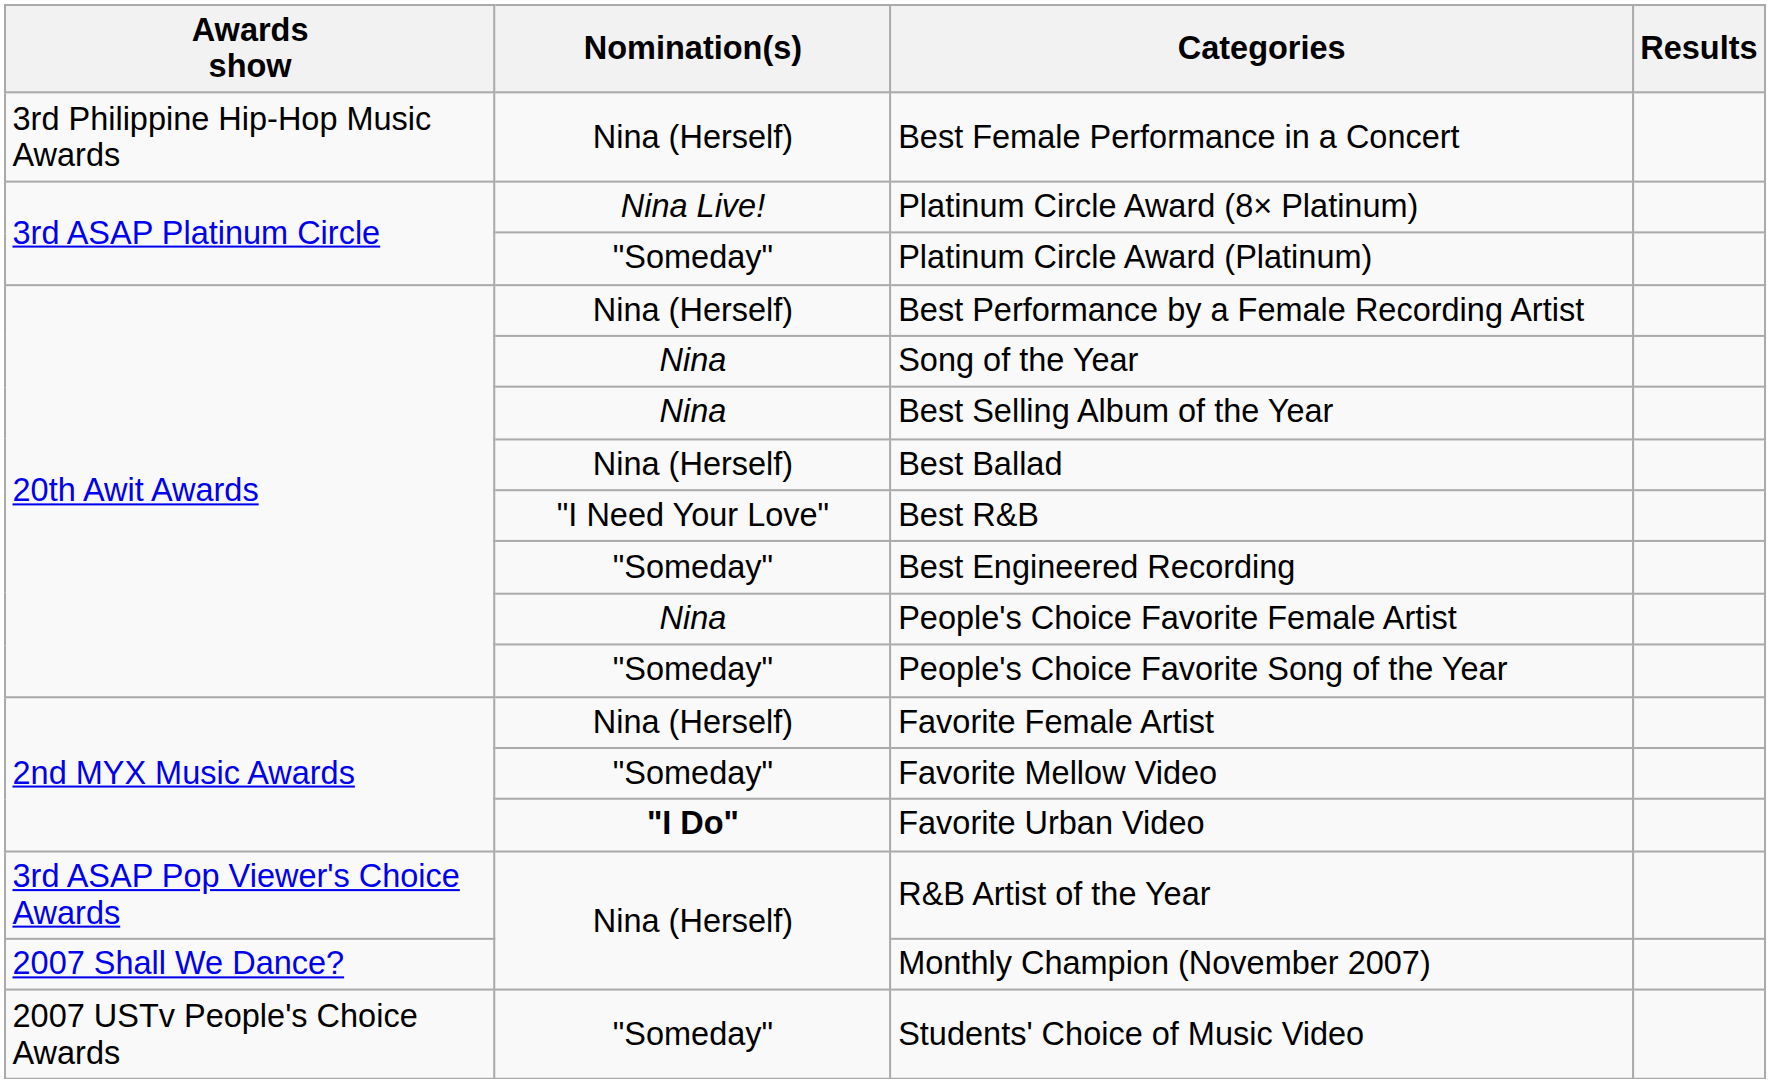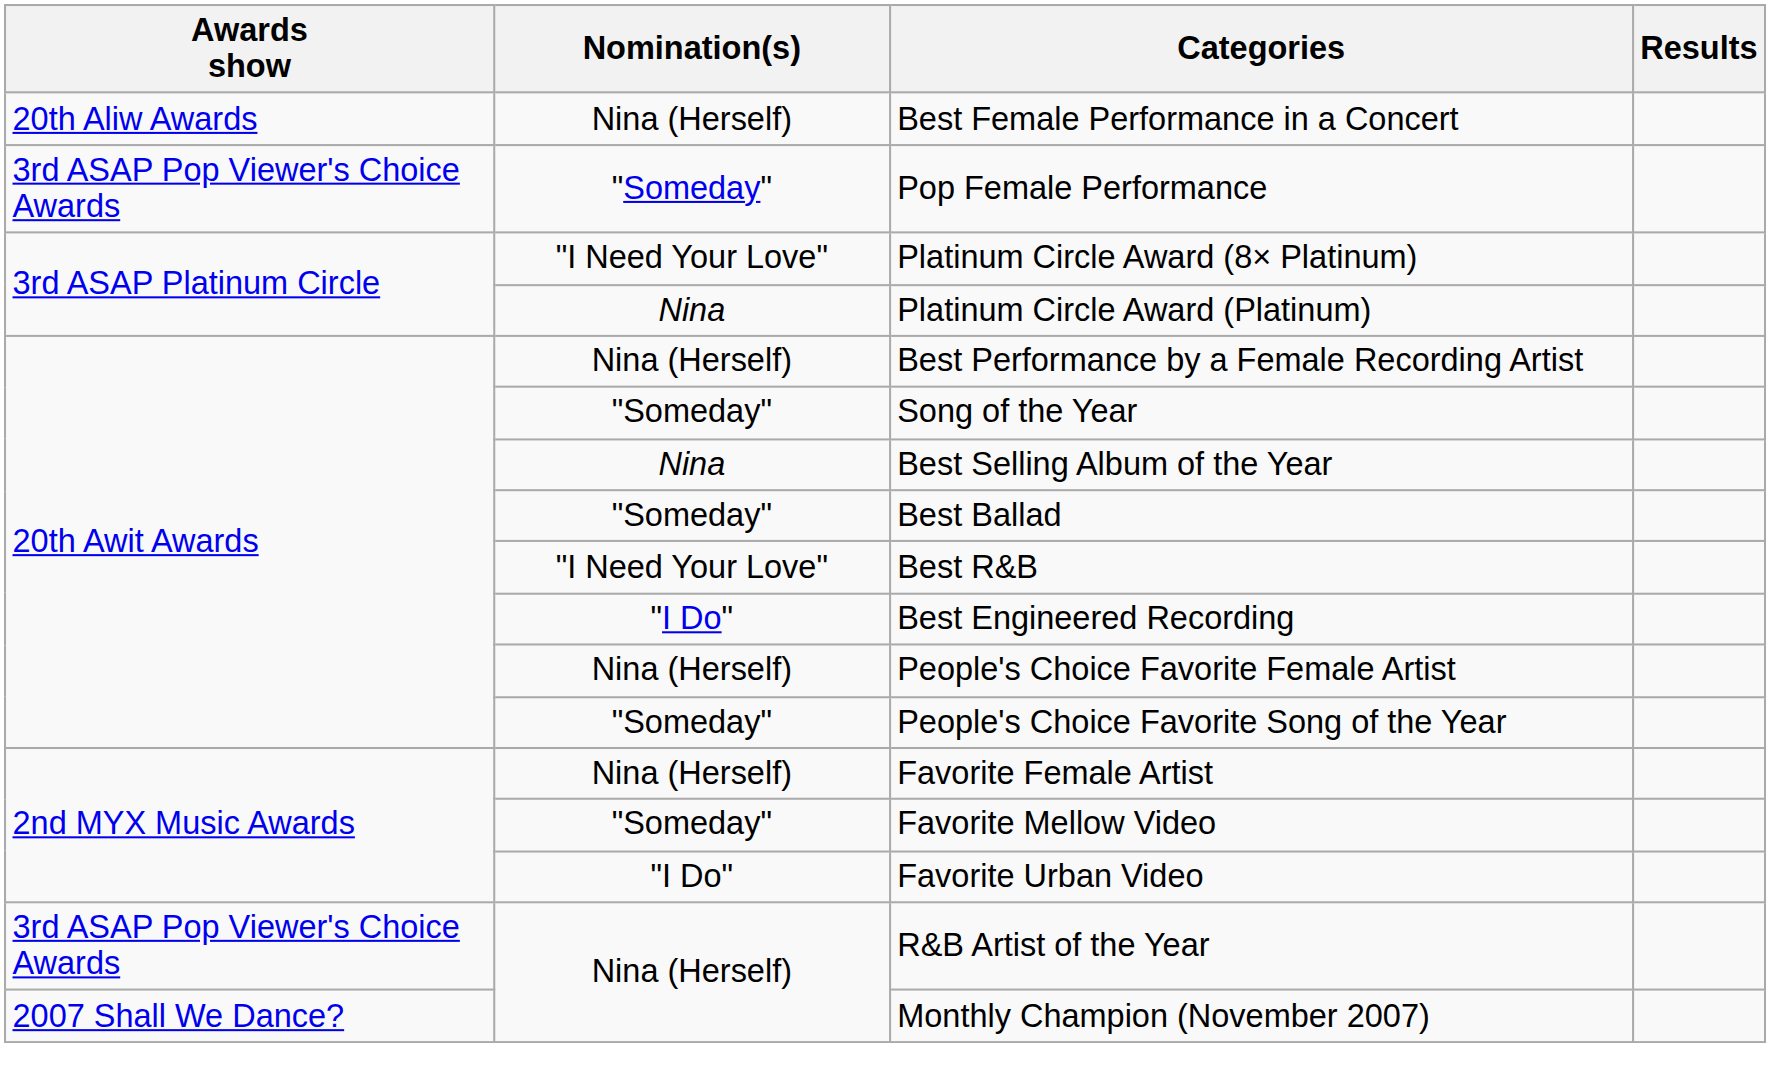(222, 136) 3rd Philippine Hip-Hop Music Awards -> (135, 118) 20th Aliw Awards
+ row: (1082, 188)
(693, 206) Nina Live! -> (692, 257) "I Need Your Love"
(693, 257) "Someday" -> (692, 309) Nina
(693, 360) Nina -> (692, 412) "Someday"
(693, 463) Nina (Herself) -> (692, 515) "Someday"
(693, 566) "Someday" -> (692, 618) "I Do"
(693, 618) Nina -> (692, 669) Nina (Herself)
(693, 824) bold -> (692, 876) normal
- row: (1131, 1033)
